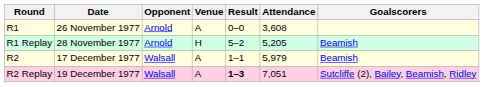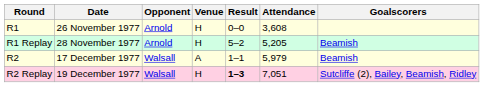(198, 27) A -> (198, 27) H
(198, 74) A -> (198, 74) H
